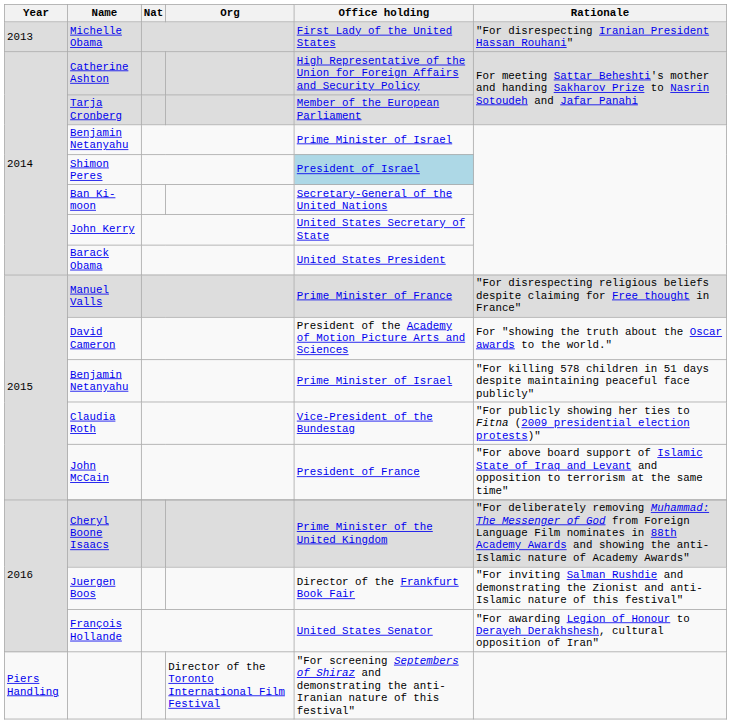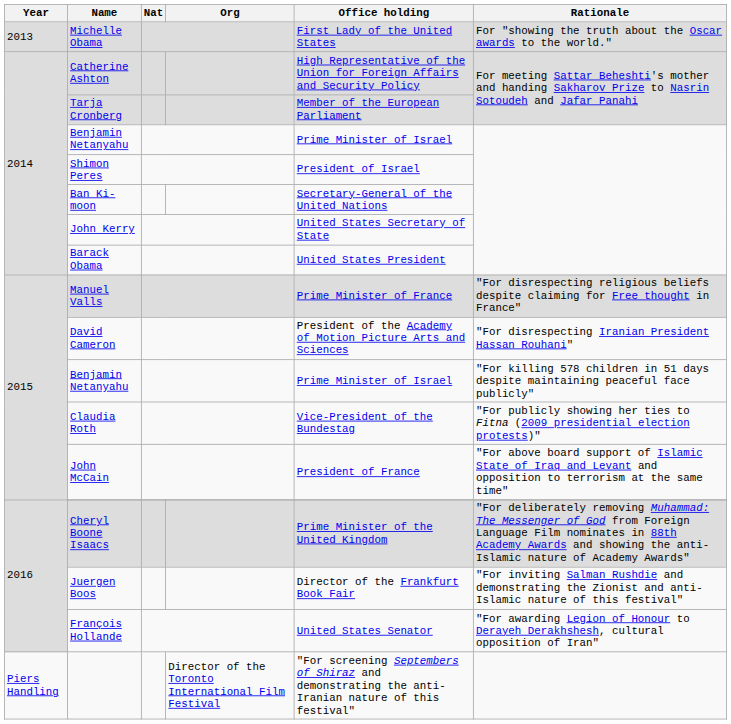(593, 37) "For disrespecting Iranian President Hassan Rouhani" -> (599, 37) For "showing the truth about the Oscar awards to the world."
(358, 170) lightblue background -> (358, 170) no background
(599, 338) For "showing the truth about the Oscar awards to the world." -> (593, 338) "For disrespecting Iranian President Hassan Rouhani"
